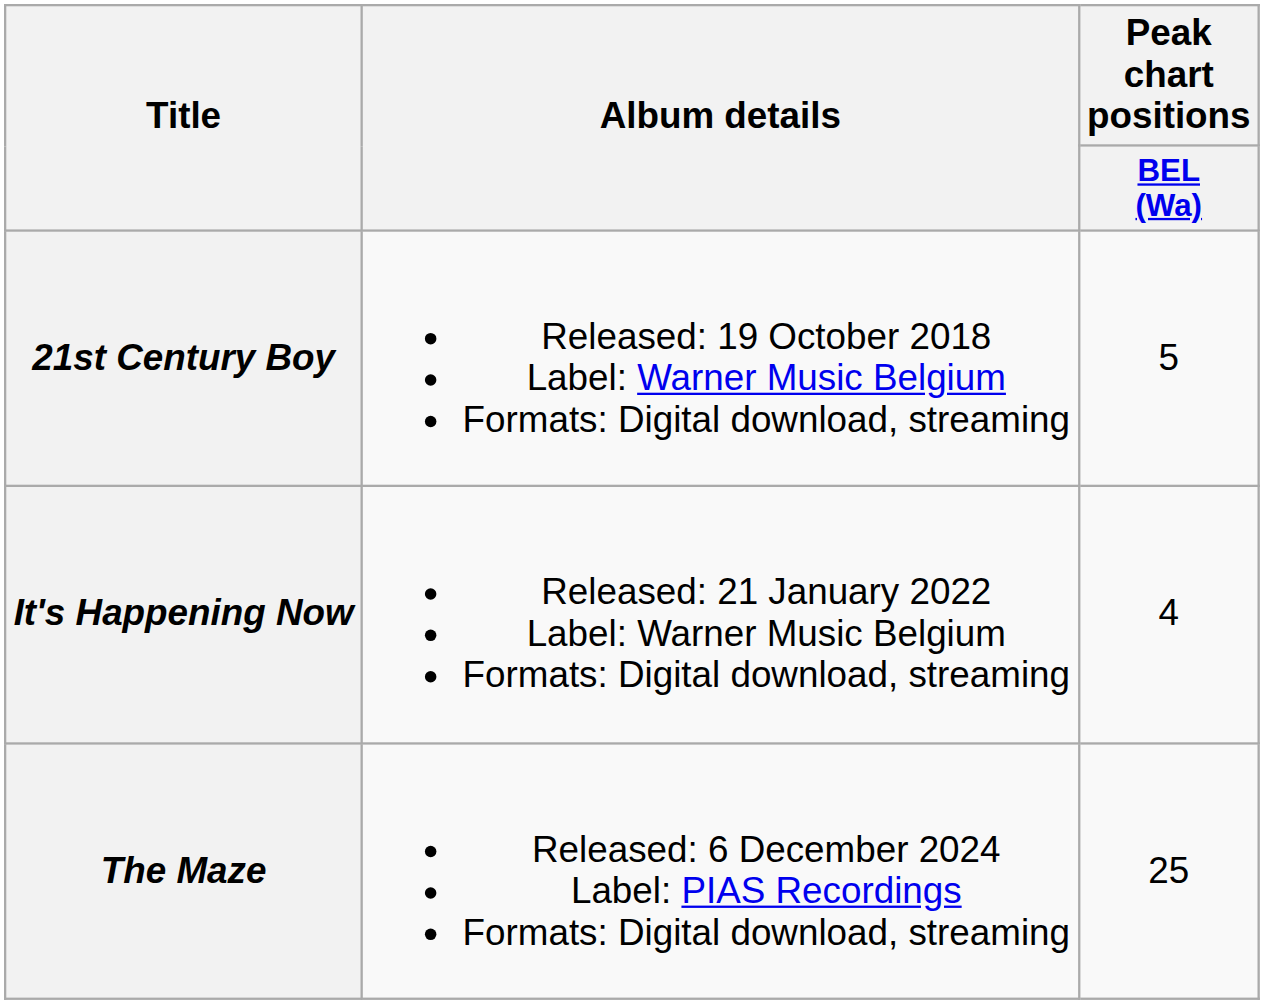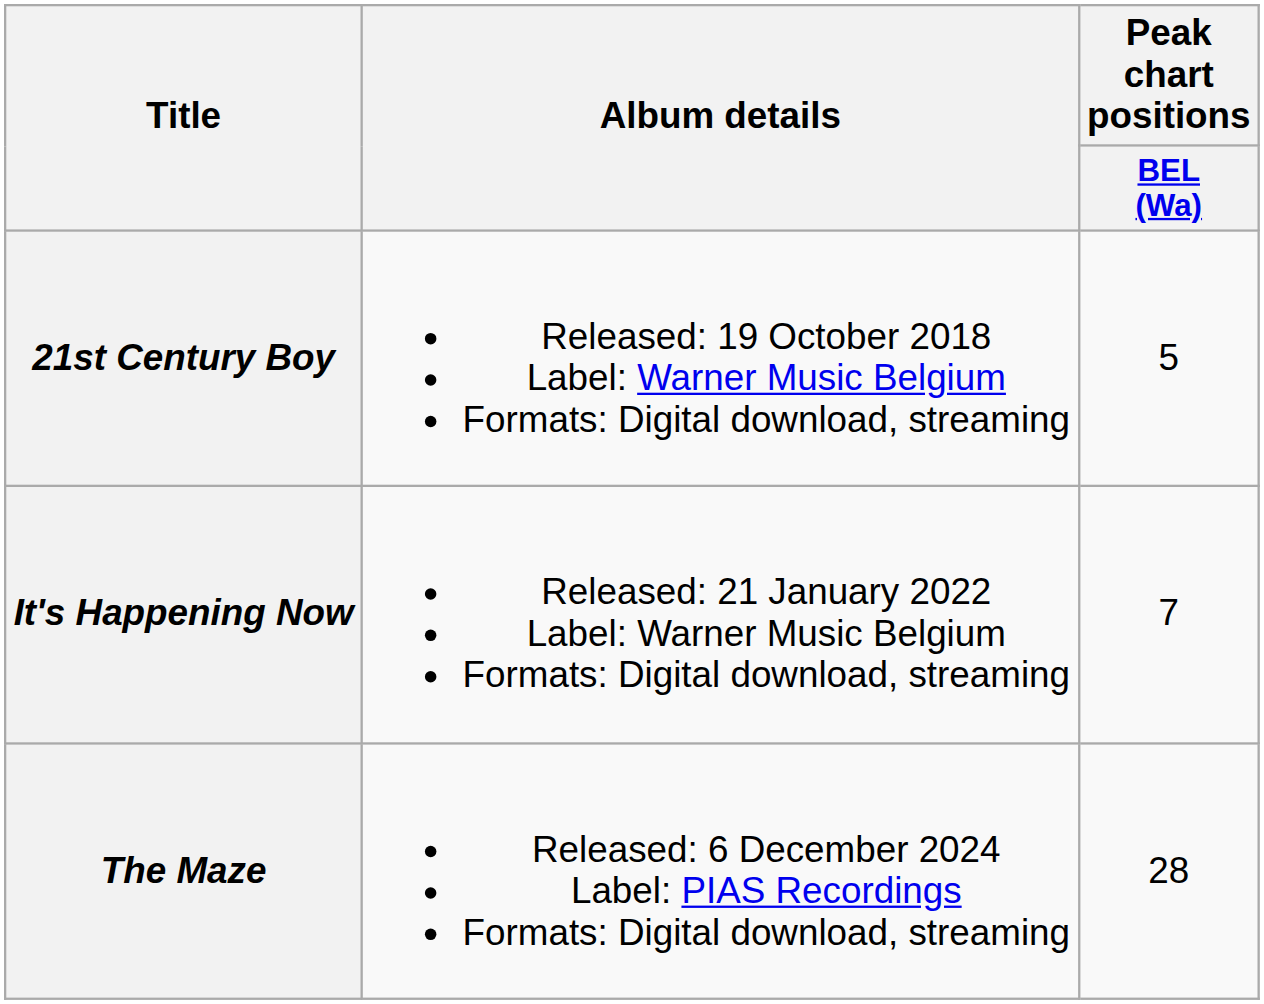(1169, 613) 4 -> (1169, 613) 7
(1169, 869) 25 -> (1169, 869) 28
